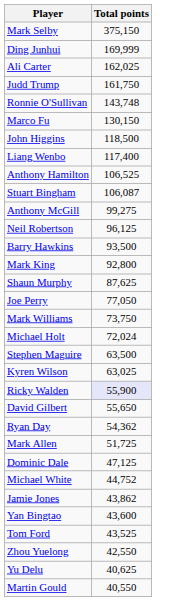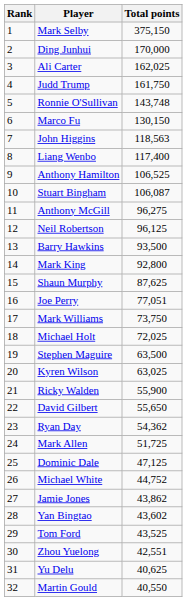+ column: (20, 13)
(121, 48) 169,999 -> (152, 48) 170,000
(121, 138) 118,500 -> (152, 138) 118,563
(121, 210) 99,275 -> (152, 210) 96,275
(121, 300) 77,050 -> (152, 300) 77,051
(121, 336) 72,024 -> (152, 336) 72,025
(121, 390) lavender background -> (152, 390) no background
(121, 515) 43,600 -> (152, 515) 43,602
(121, 551) 42,550 -> (152, 551) 42,551
